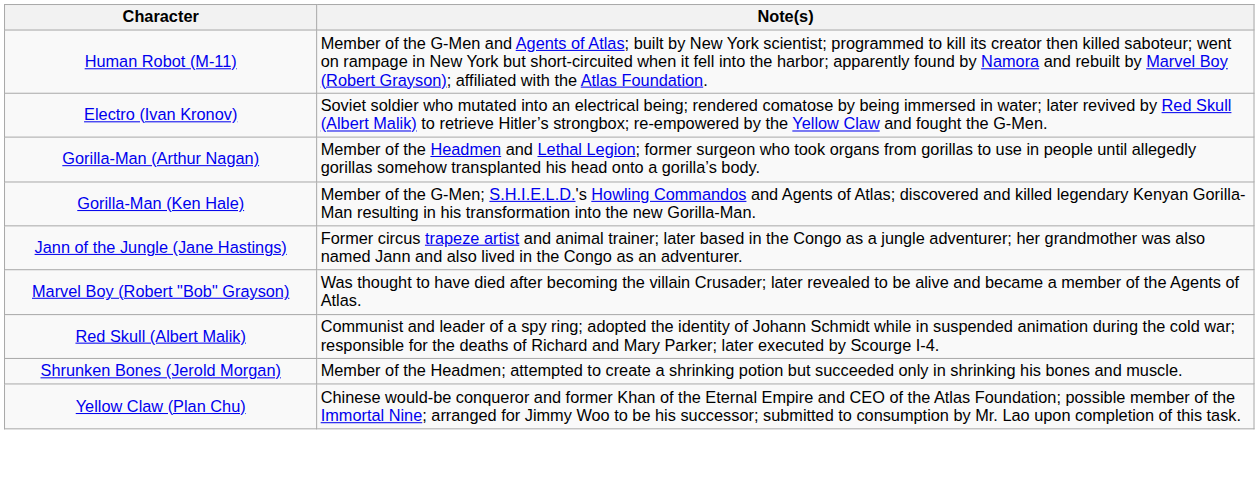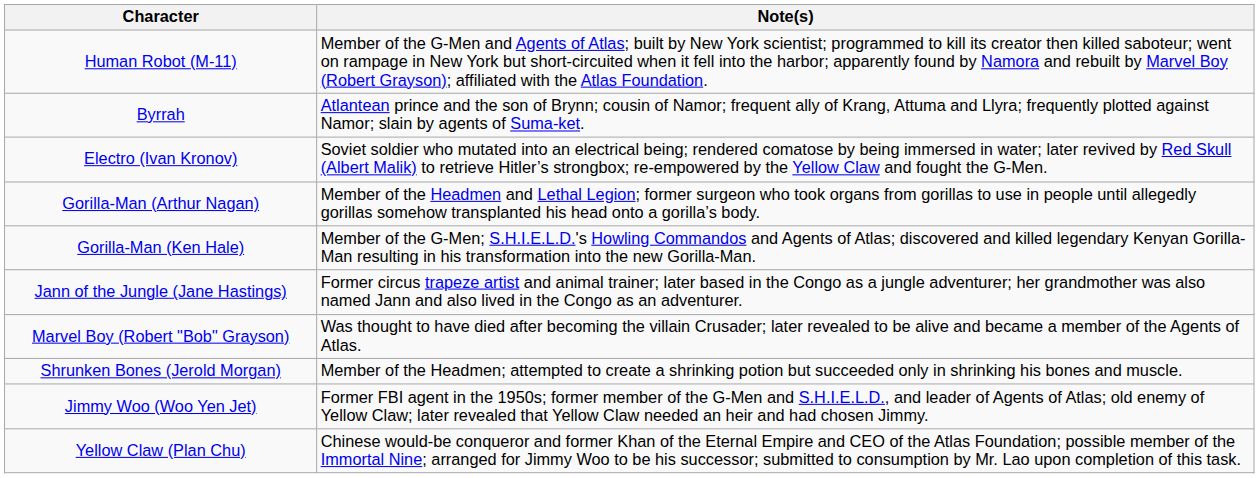+ row: (161, 115)
- row: (161, 336)
+ row: (161, 406)
